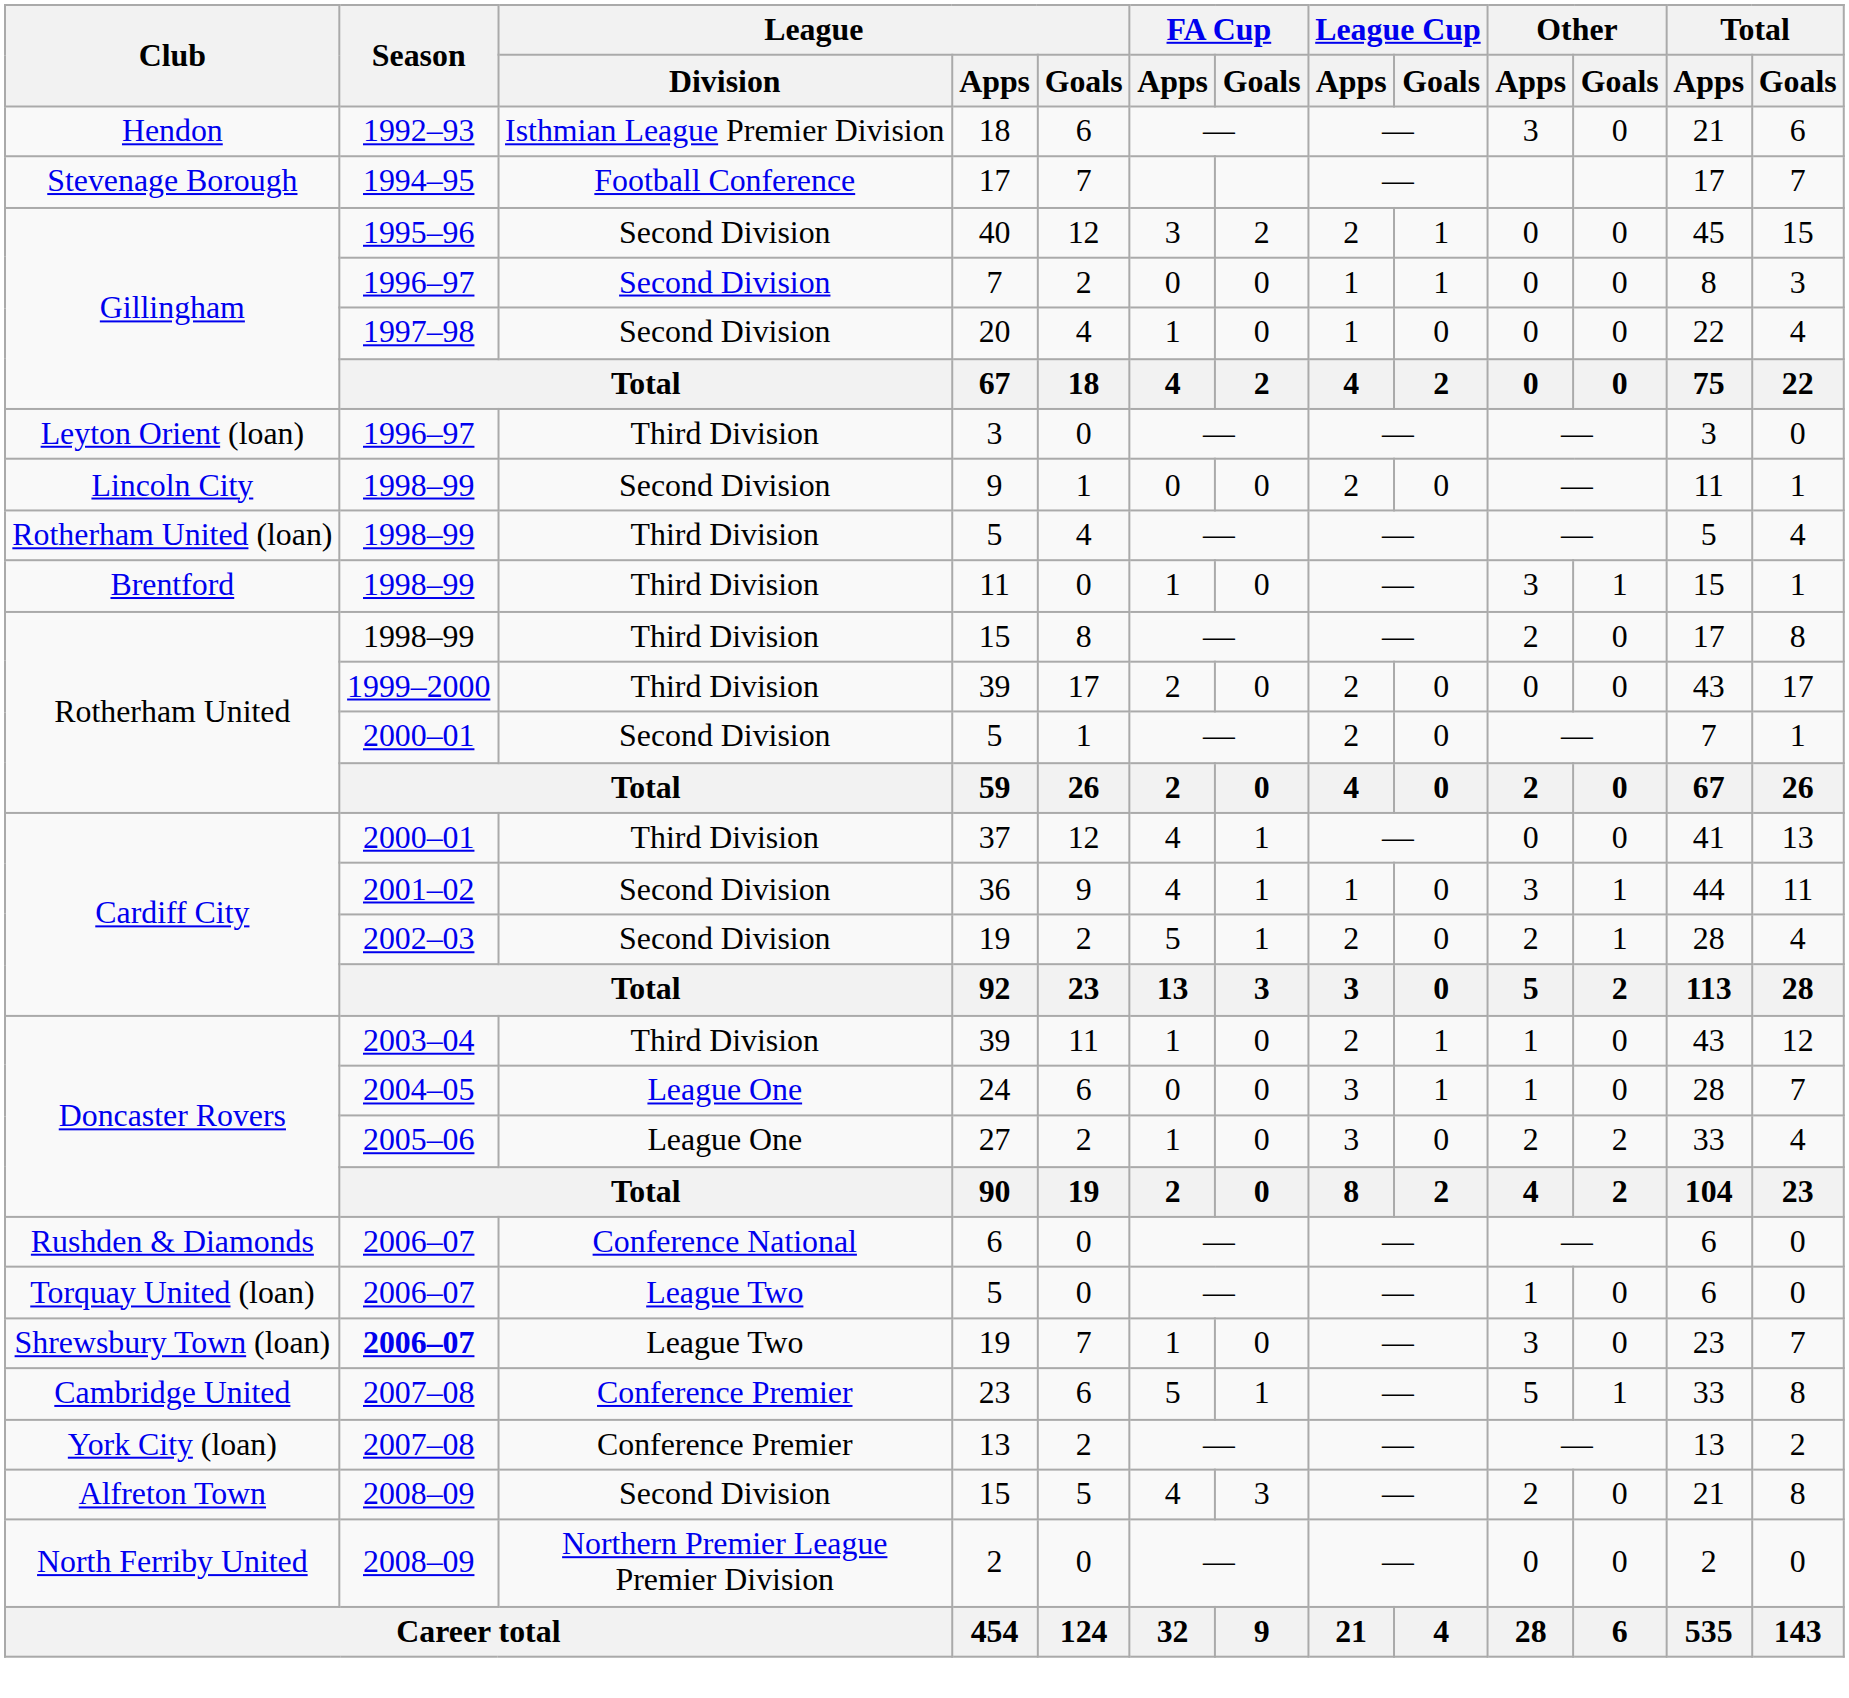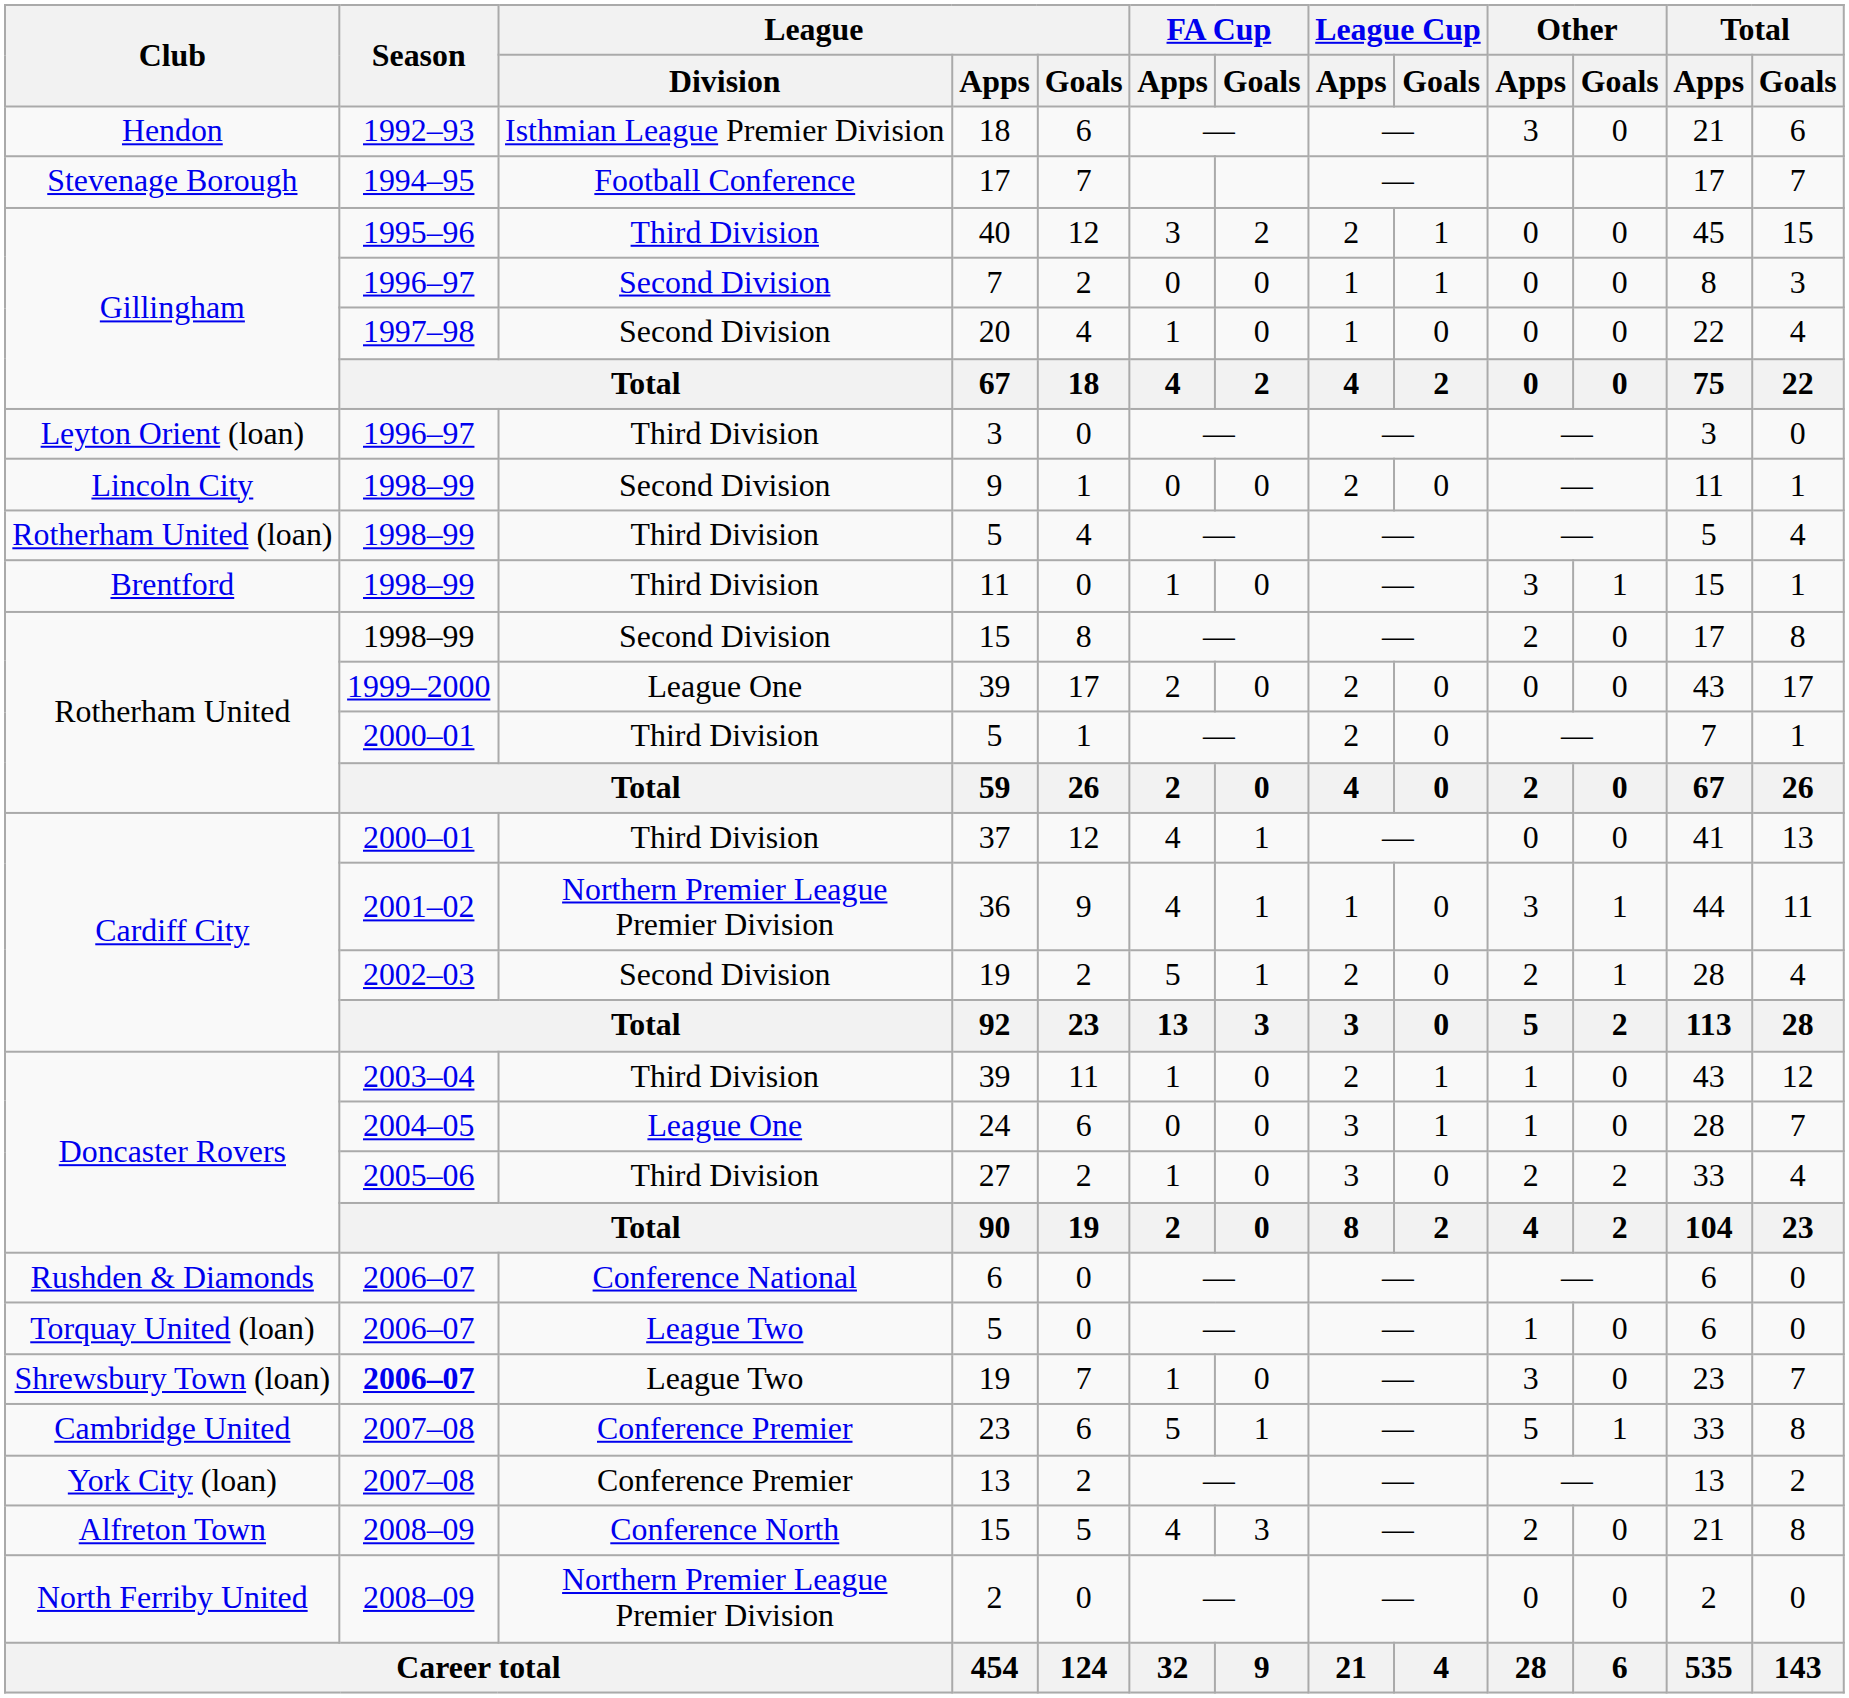(725, 231) Second Division -> (725, 231) Third Division
(725, 635) Third Division -> (725, 635) Second Division
(725, 686) Third Division -> (725, 686) League One
(725, 736) Second Division -> (725, 736) Third Division
(725, 888) Second Division -> (725, 906) Northern Premier League Premier Division
(725, 1140) League One -> (725, 1176) Third Division
(725, 1494) Second Division -> (725, 1529) Conference North
